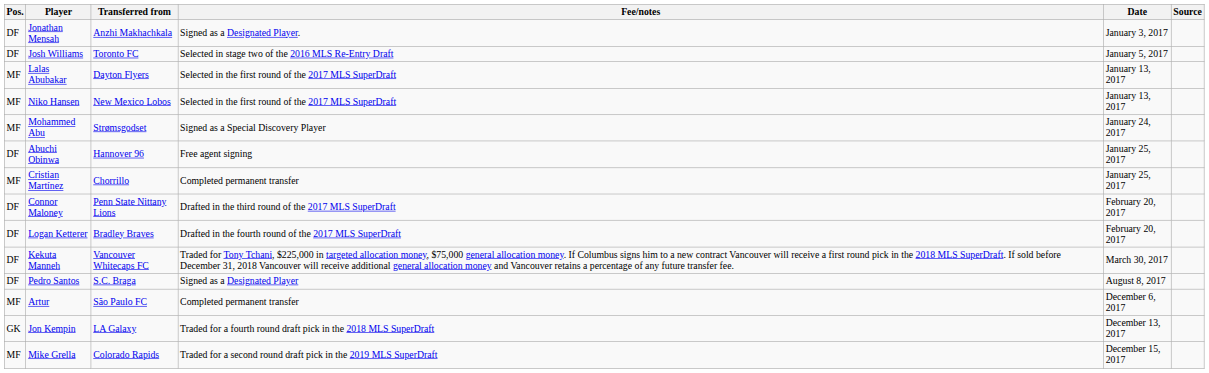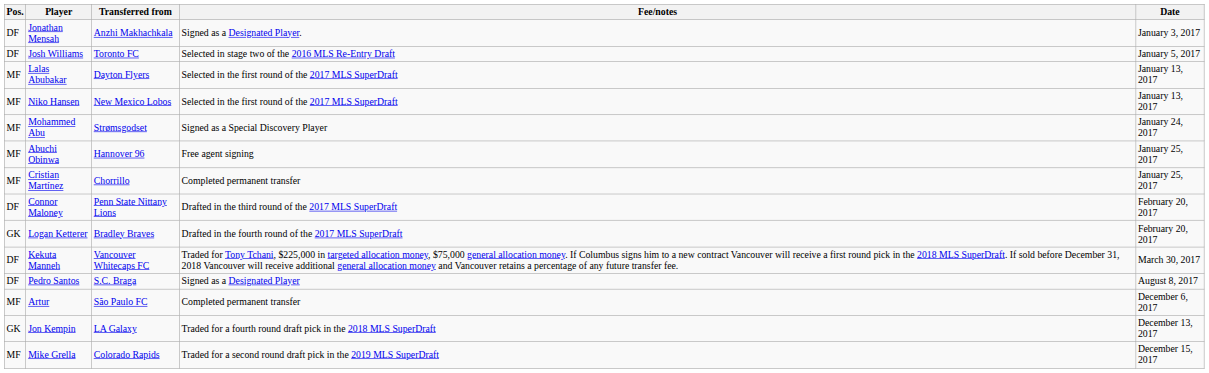- column: (1188, 12)
(13, 154) DF -> (14, 154) MF
(13, 233) DF -> (14, 233) GK
